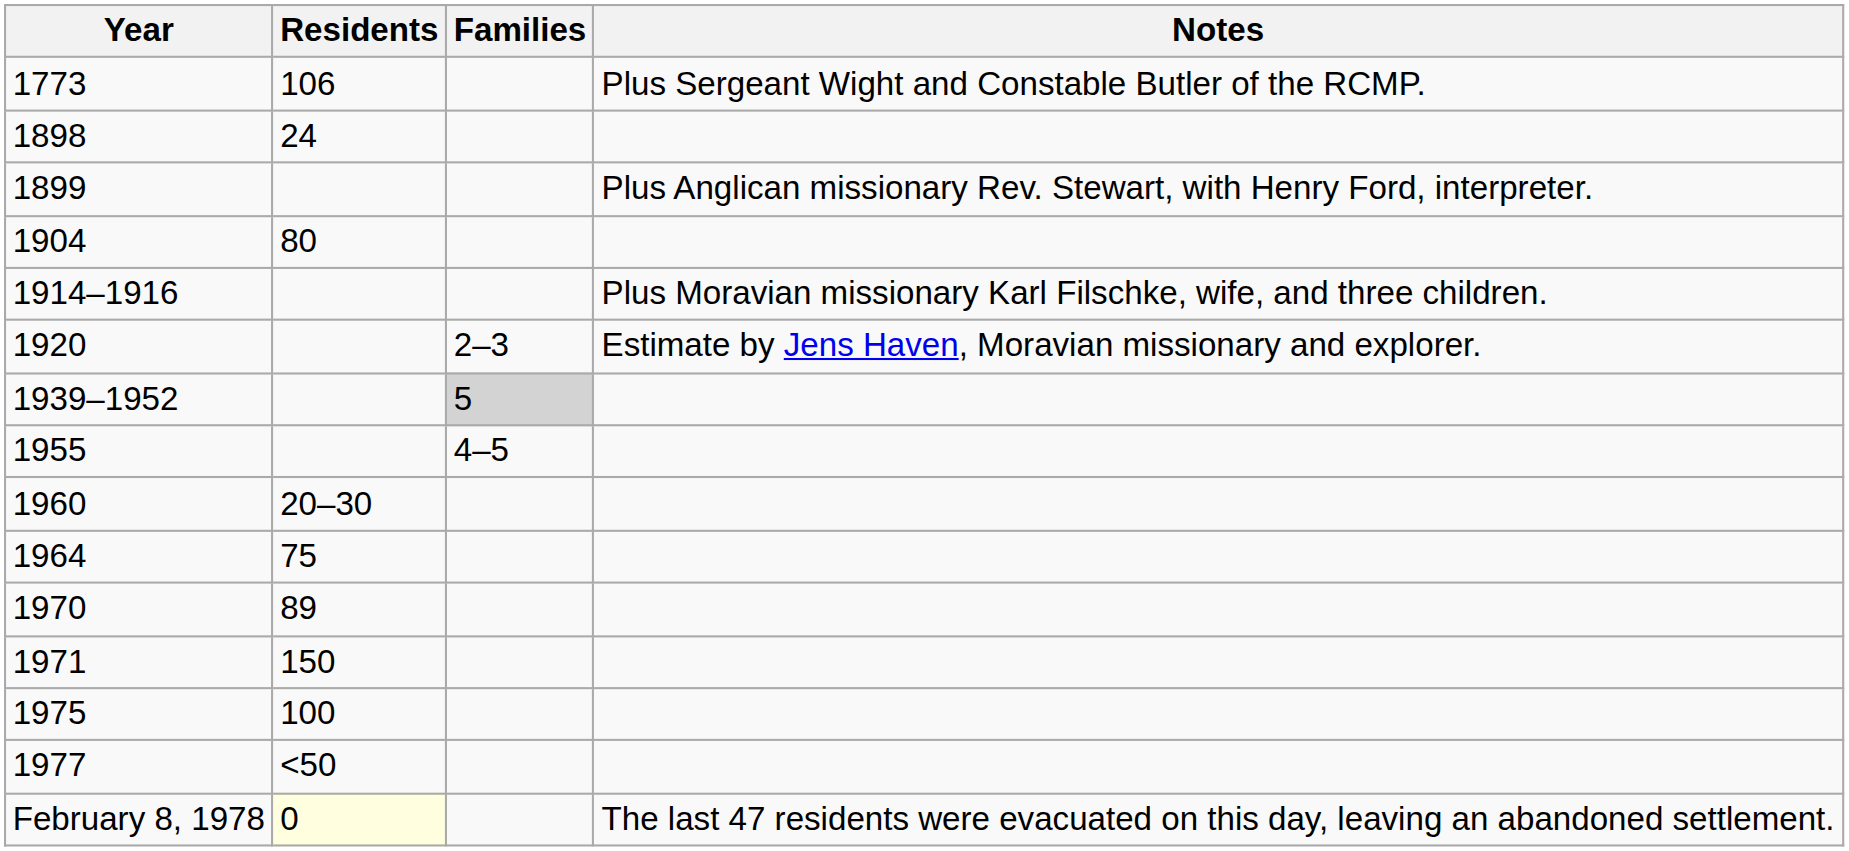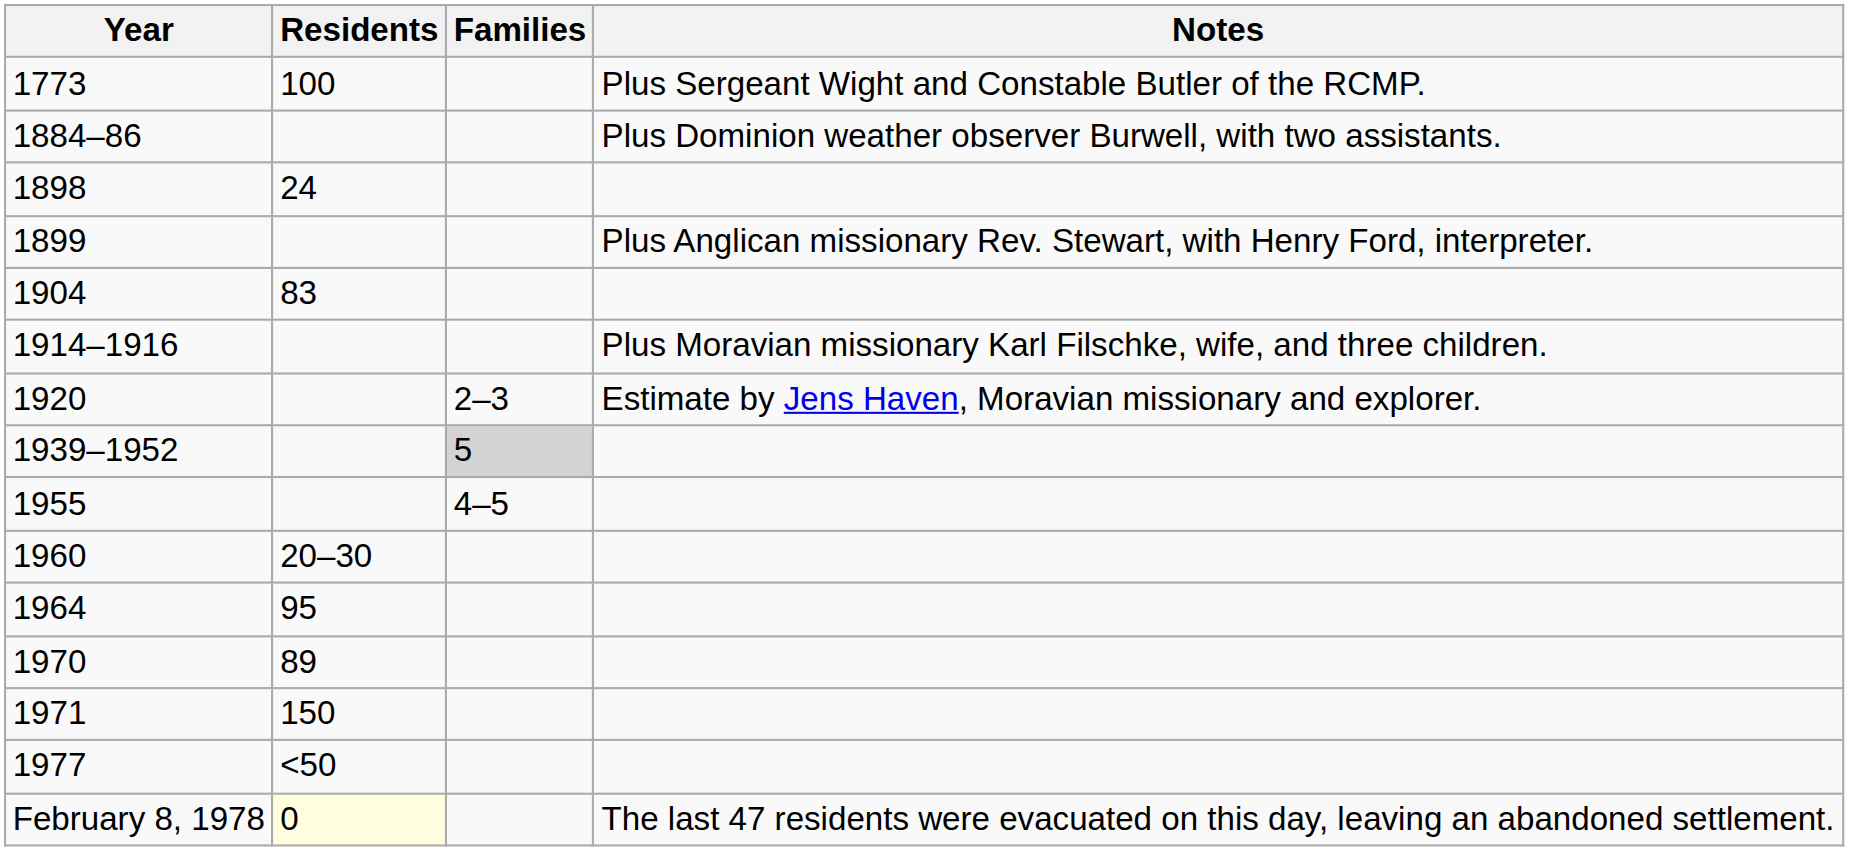(308, 83) 106 -> (308, 83) 100
+ row: (77, 135)
(299, 240) 80 -> (299, 293) 83
(299, 556) 75 -> (299, 608) 95
- row: (50, 713)
